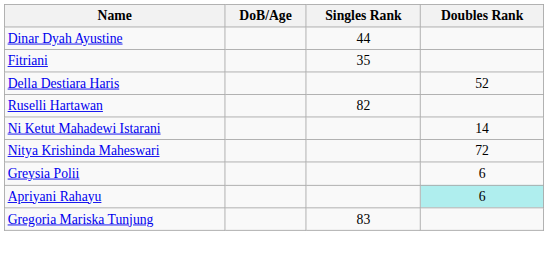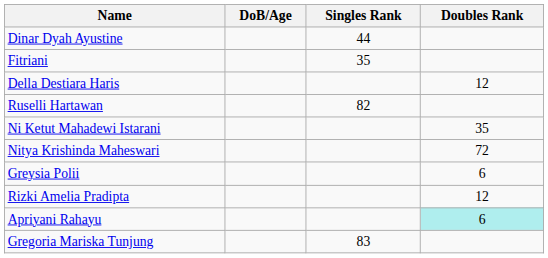(482, 83) 52 -> (482, 83) 12
(482, 128) 14 -> (482, 128) 35
+ row: (68, 196)
